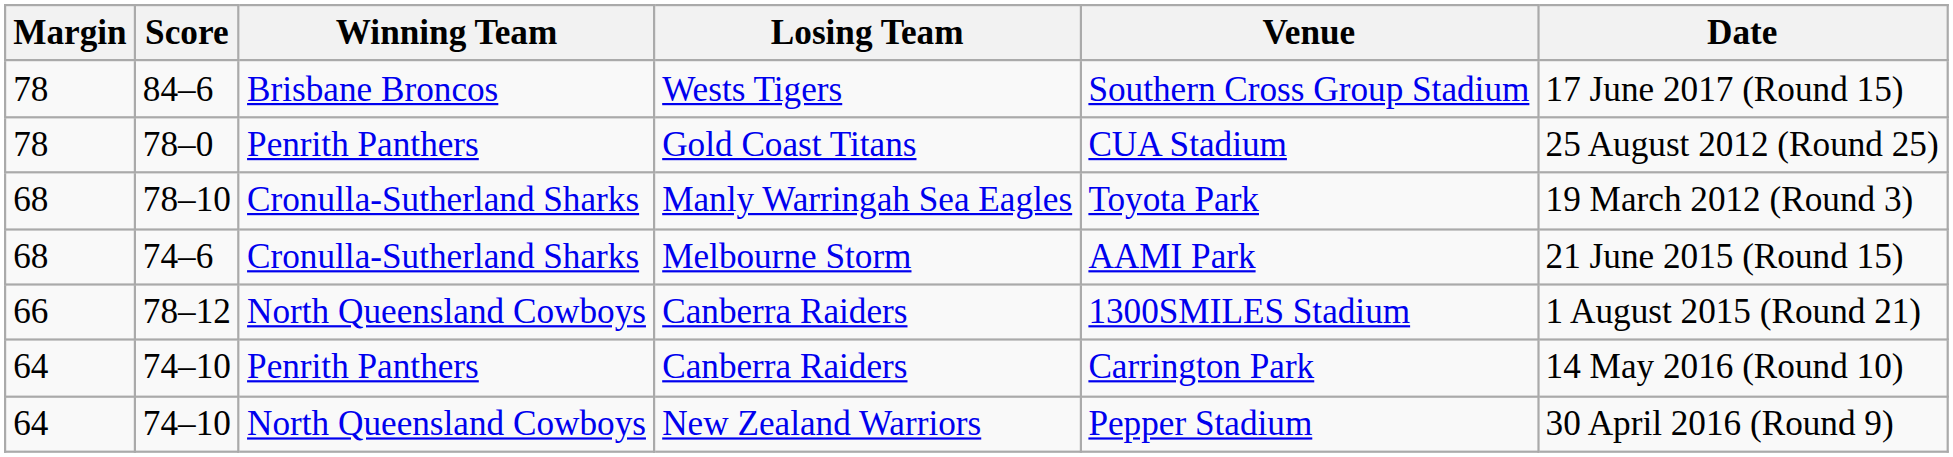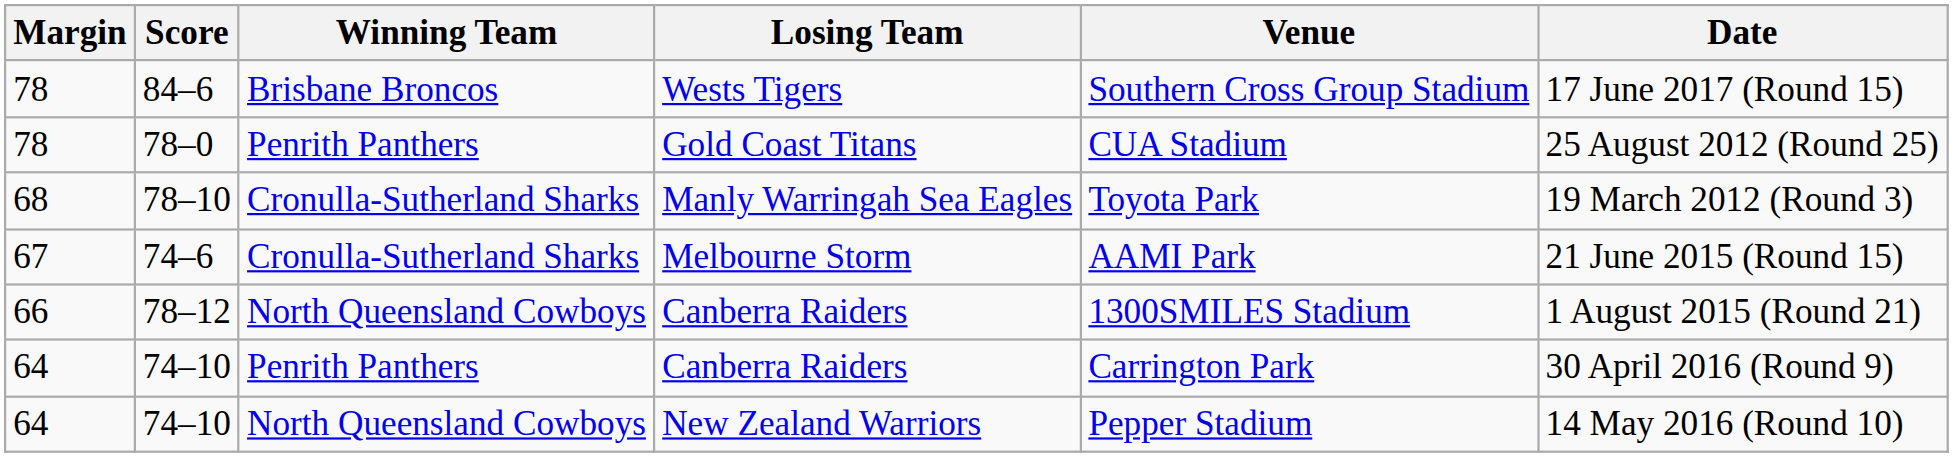(31, 255) 68 -> (31, 255) 67
(1725, 367) 14 May 2016 (Round 10) -> (1720, 367) 30 April 2016 (Round 9)
(1720, 423) 30 April 2016 (Round 9) -> (1725, 423) 14 May 2016 (Round 10)
